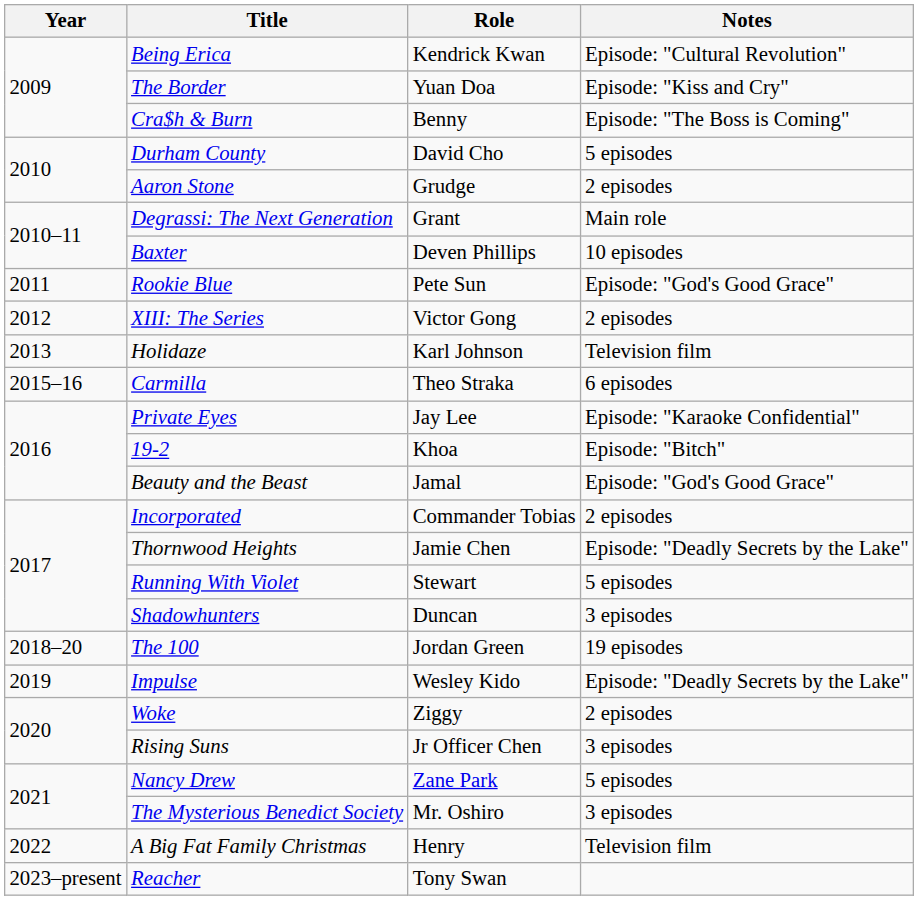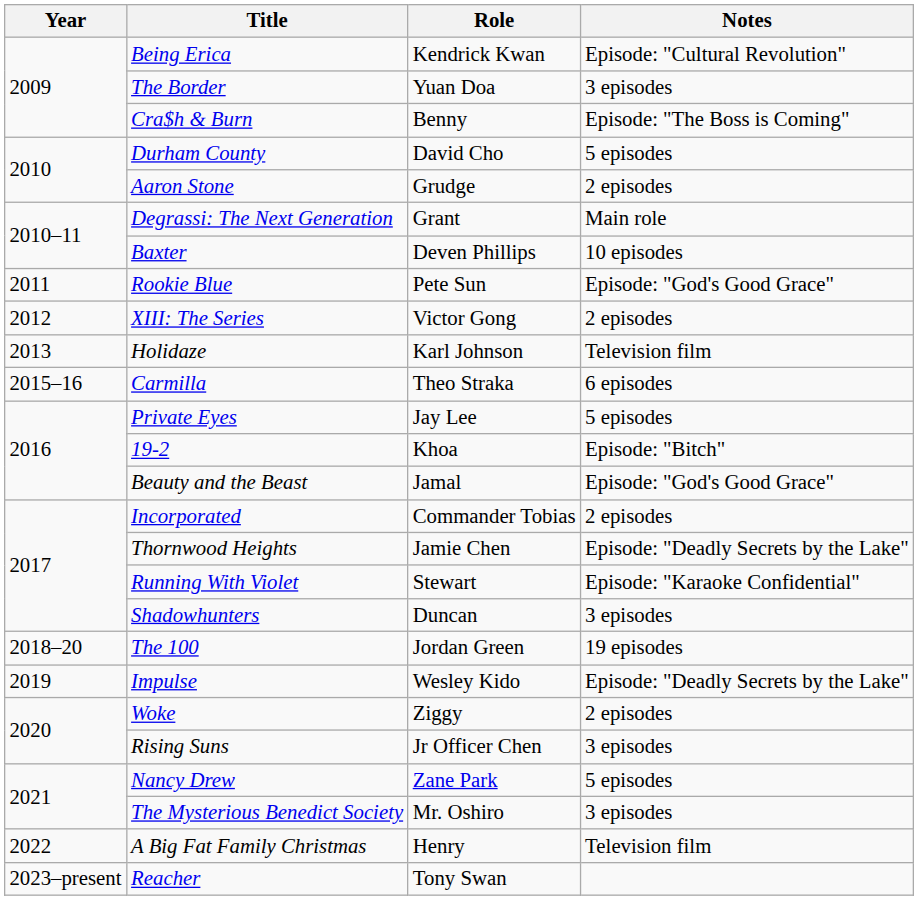(687, 86) Episode: "Kiss and Cry" -> (629, 86) 3 episodes
(722, 416) Episode: "Karaoke Confidential" -> (629, 416) 5 episodes
(629, 581) 5 episodes -> (722, 581) Episode: "Karaoke Confidential"
